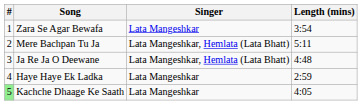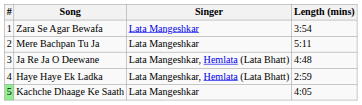(209, 44) Lata Mangeshkar, Hemlata (Lata Bhatt) -> (164, 44) Lata Mangeshkar
(164, 76) Lata Mangeshkar -> (209, 76) Lata Mangeshkar, Hemlata (Lata Bhatt)
